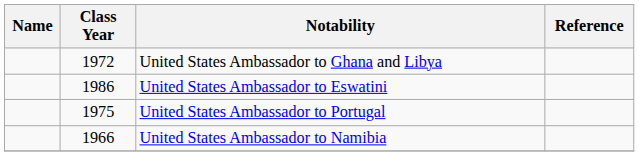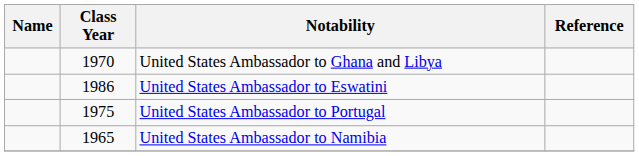(98, 61) 1972 -> (98, 61) 1970
(98, 138) 1966 -> (98, 138) 1965
